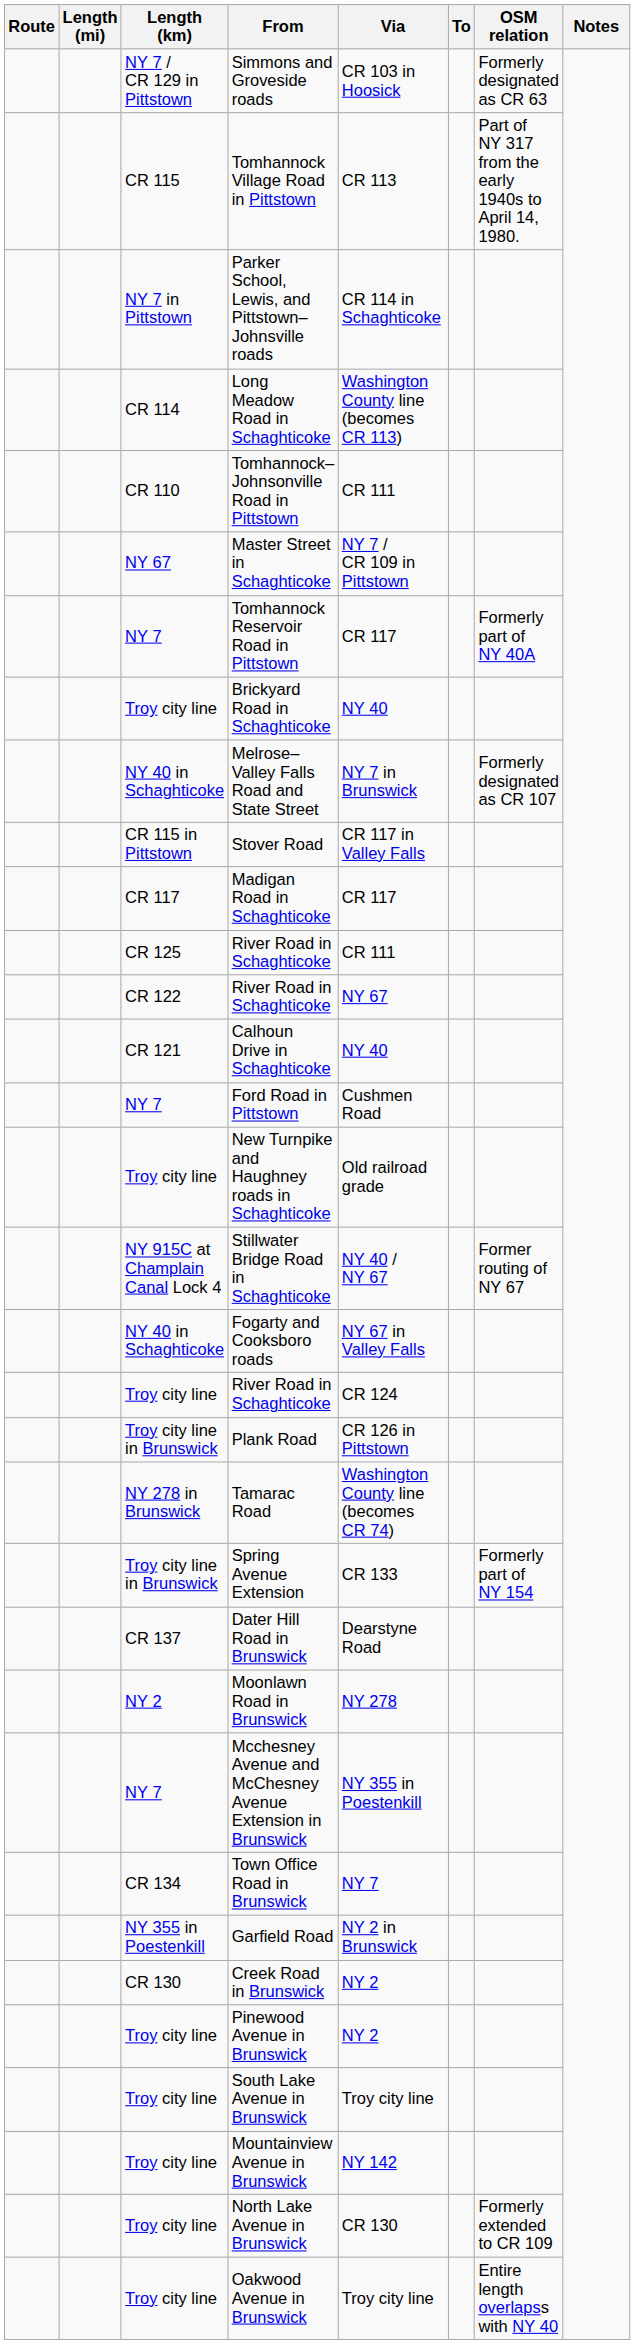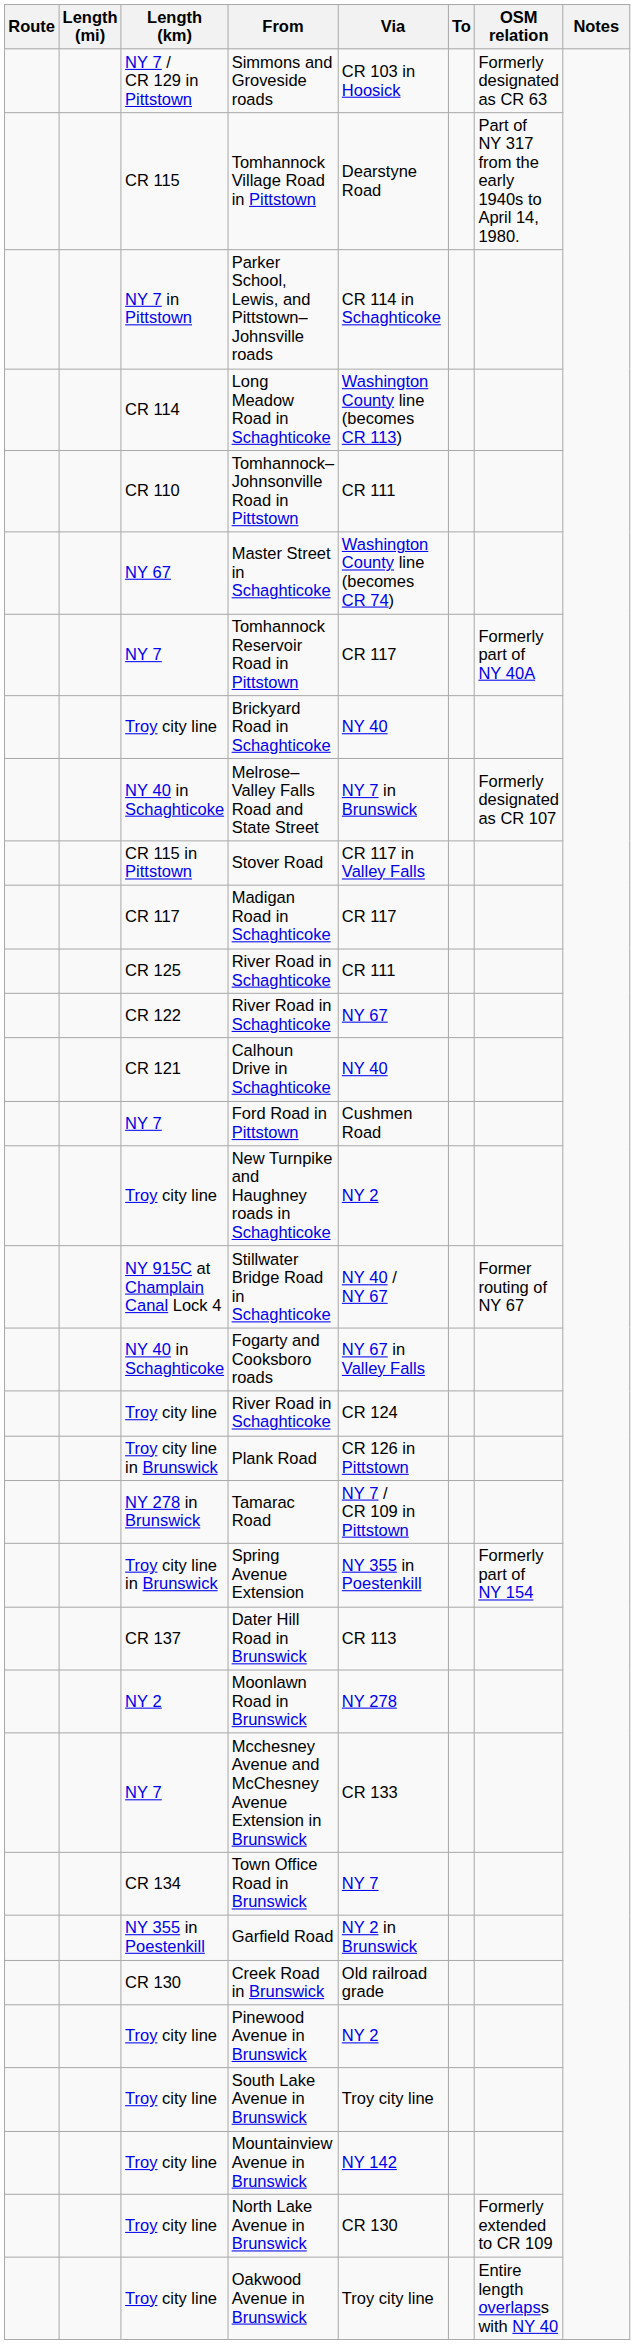(369, 181) CR 113 -> (379, 181) Dearstyne Road
(379, 563) NY 7 / CR 109 in Pittstown -> (385, 572) Washington County line (becomes CR 74)
(384, 1177) Old railroad grade -> (360, 1195) NY 2
(385, 1502) Washington County line (becomes CR 74) -> (379, 1511) NY 7 / CR 109 in Pittstown
(370, 1575) CR 133 -> (382, 1575) NY 355 in Poestenkill
(379, 1638) Dearstyne Road -> (369, 1638) CR 113
(382, 1792) NY 355 in Poestenkill -> (370, 1792) CR 133
(360, 1982) NY 2 -> (384, 1982) Old railroad grade
